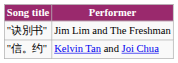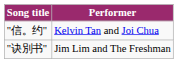rows swapped: (27, 49) <-> (27, 30)
